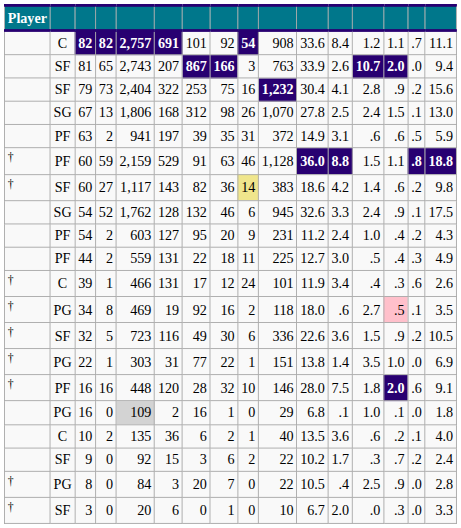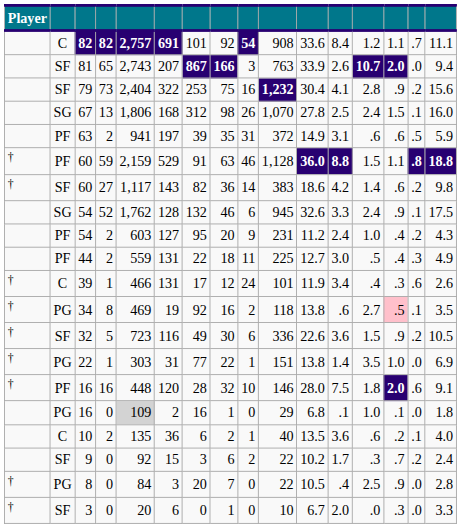(441, 113) 13.0 -> (441, 113) 16.0
(248, 187) khaki background -> (248, 187) no background
(313, 309) 18.0 -> (313, 309) 13.8
